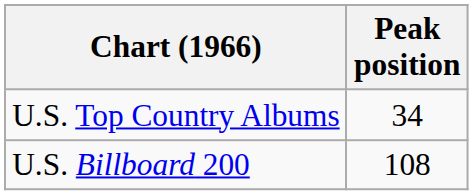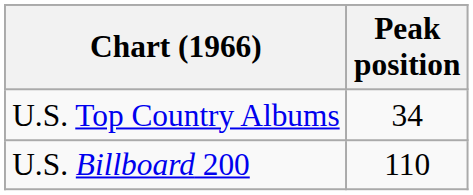(407, 164) 108 -> (407, 164) 110
